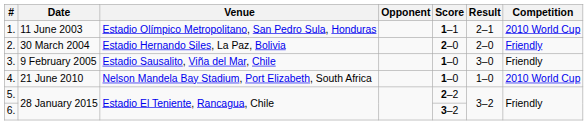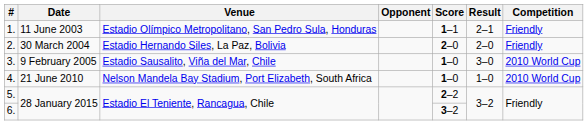(543, 29) 2010 World Cup -> (524, 29) Friendly
(524, 62) Friendly -> (543, 62) 2010 World Cup
